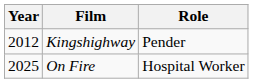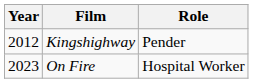(24, 66) 2025 -> (24, 66) 2023
